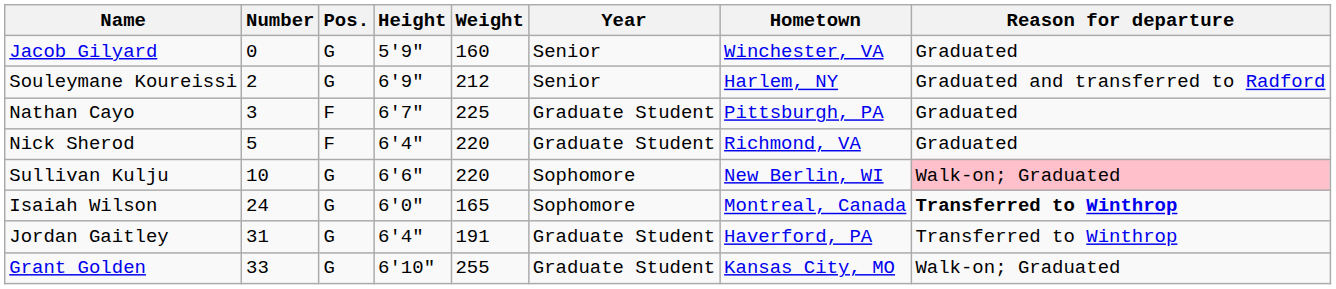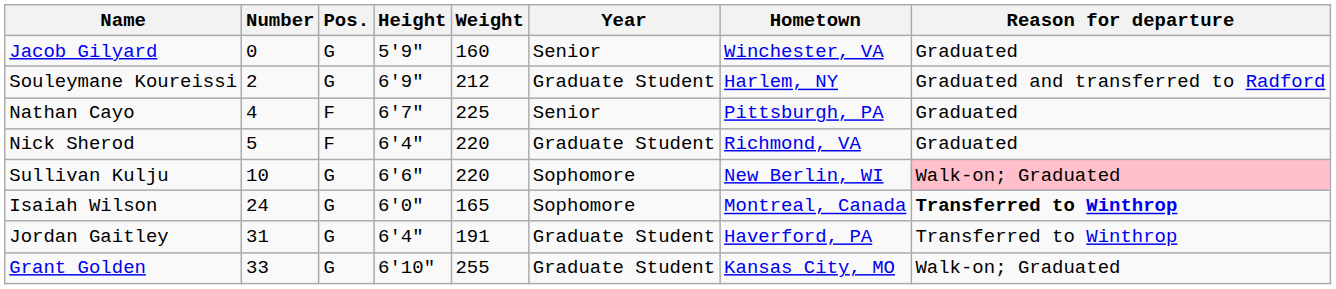(567, 82) Senior -> (624, 82) Graduate Student
(252, 113) 3 -> (252, 113) 4
(624, 113) Graduate Student -> (567, 113) Senior
